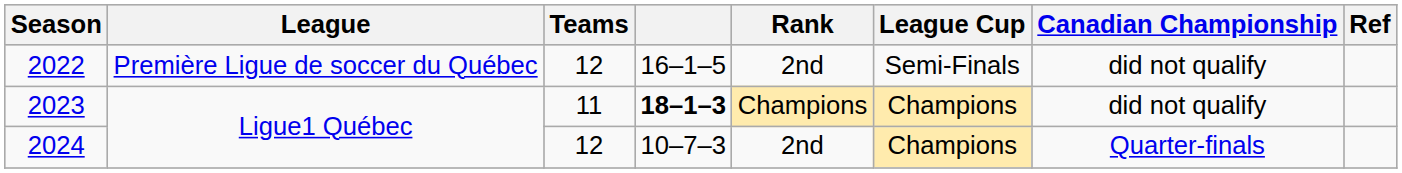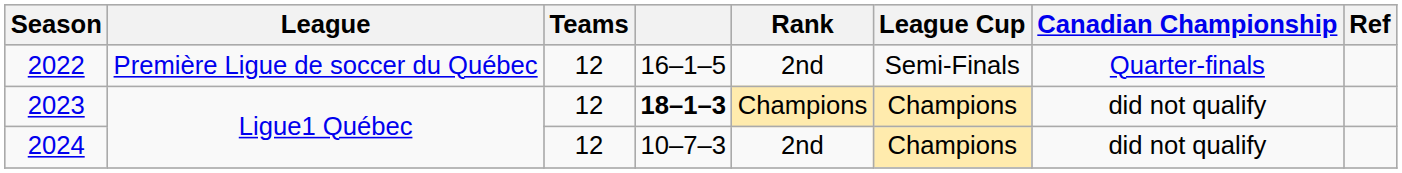(1187, 65) did not qualify -> (1187, 65) Quarter-finals
(589, 106) 11 -> (589, 106) 12
(1187, 146) Quarter-finals -> (1187, 146) did not qualify
